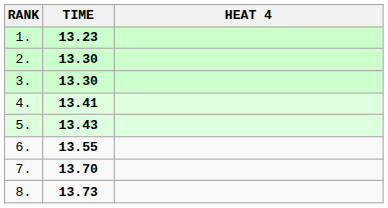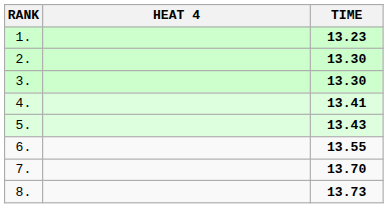columns swapped: (248, 15) <-> (78, 15)
